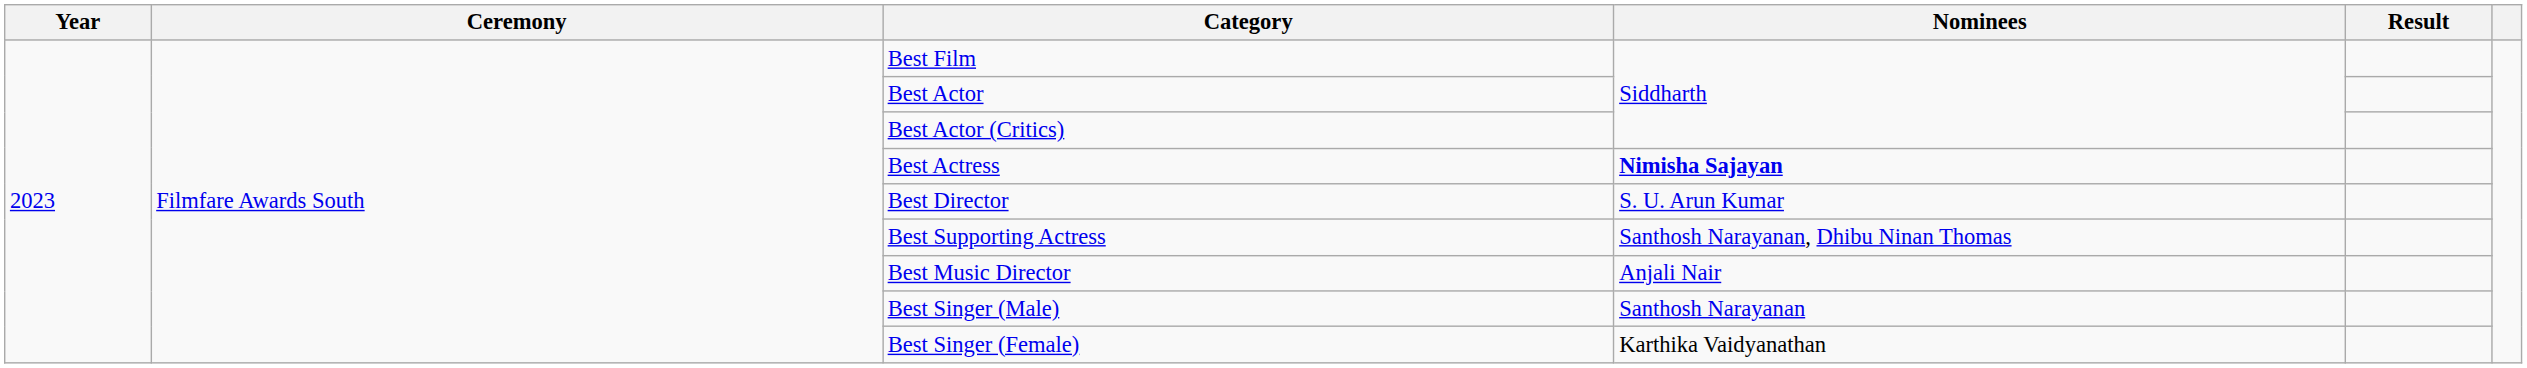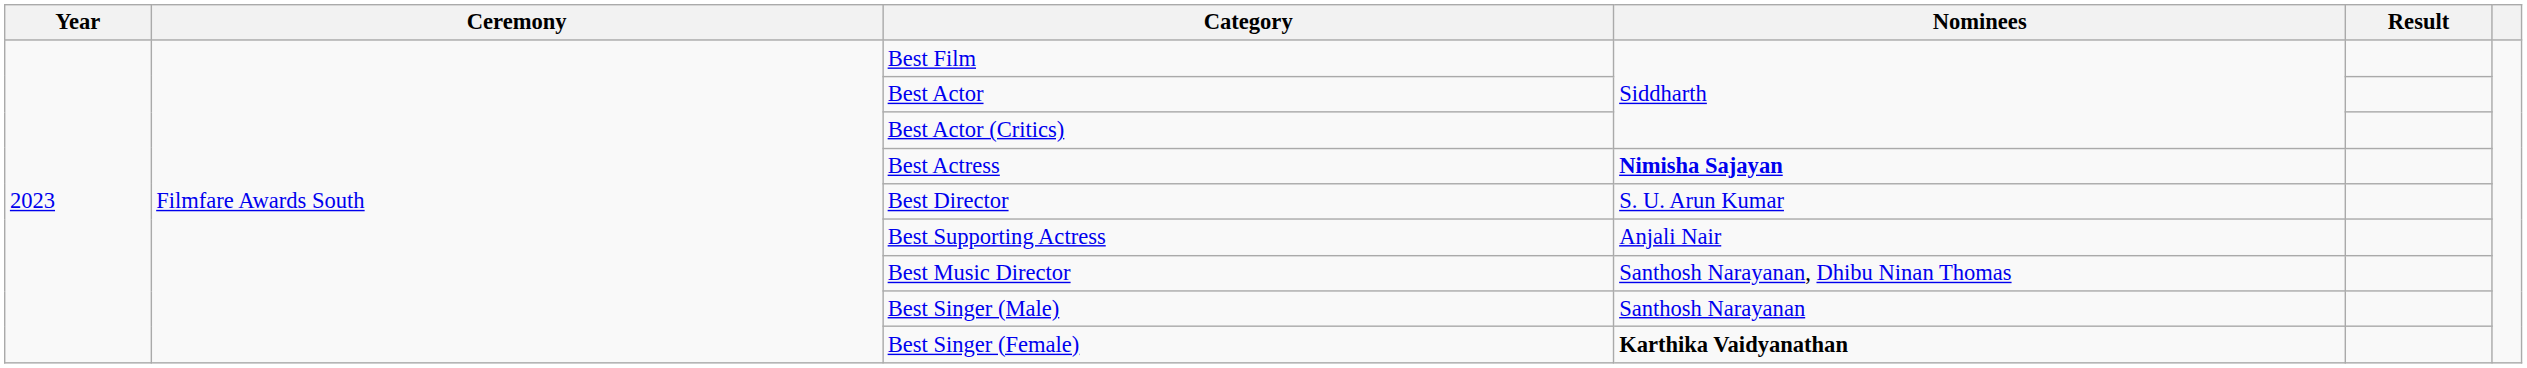(1815, 237) Santhosh Narayanan, Dhibu Ninan Thomas -> (1670, 237) Anjali Nair
(1670, 272) Anjali Nair -> (1815, 272) Santhosh Narayanan, Dhibu Ninan Thomas
(1723, 344) normal -> (1734, 344) bold
